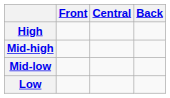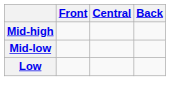- row: (30, 31)
